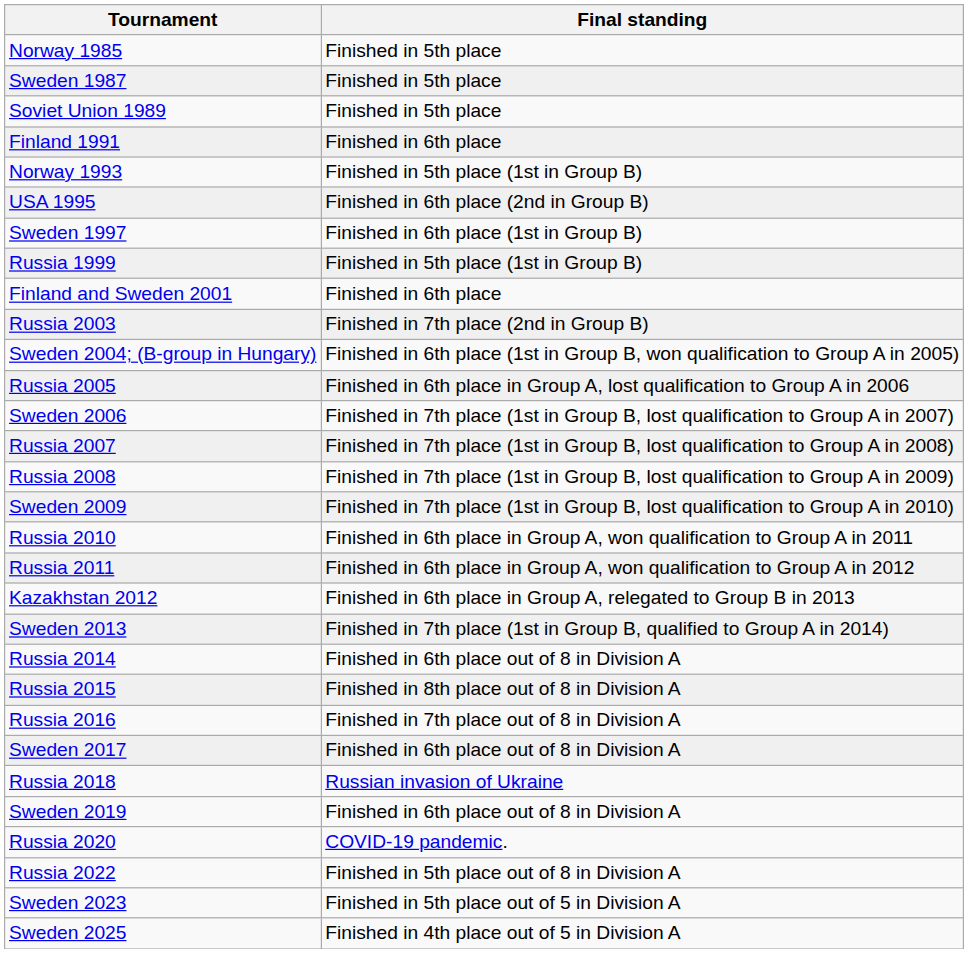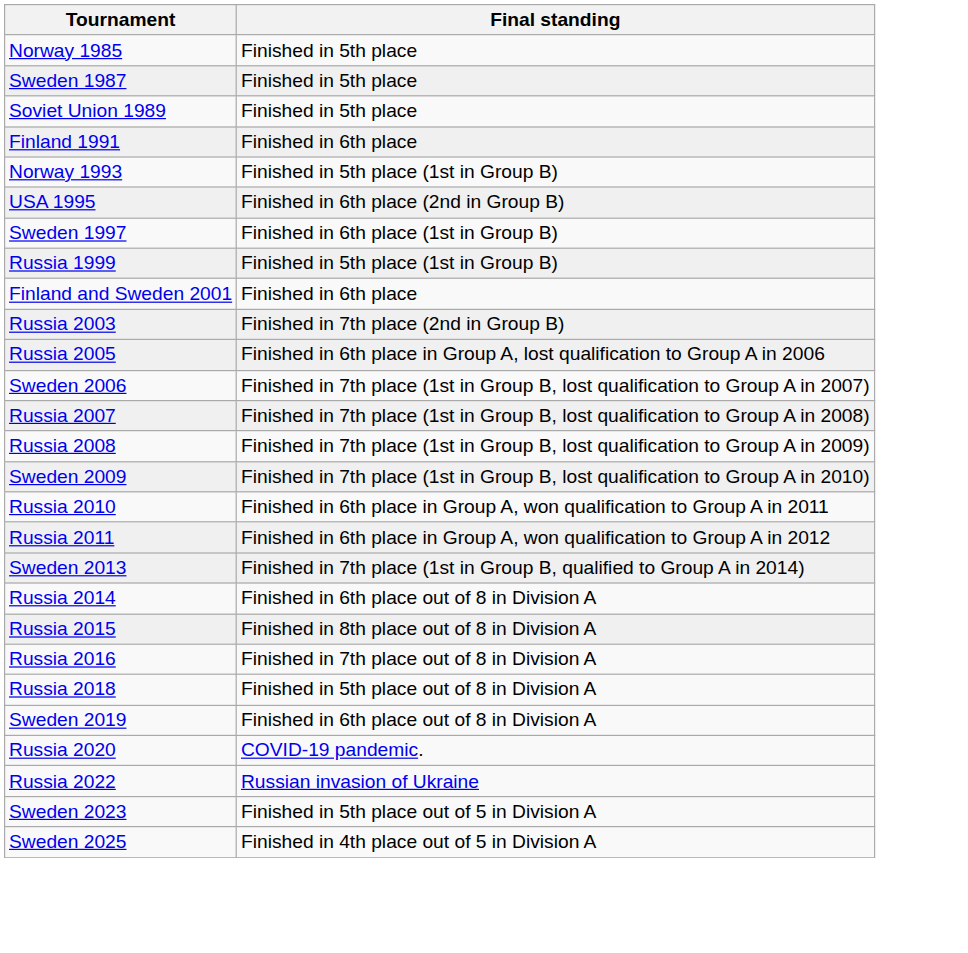- row: (163, 354)
- row: (83, 598)
- row: (68, 750)
(444, 780) Russian invasion of Ukraine -> (419, 689) Finished in 5th place out of 8 in Division A
(503, 872) Finished in 5th place out of 8 in Division A -> (360, 780) Russian invasion of Ukraine
